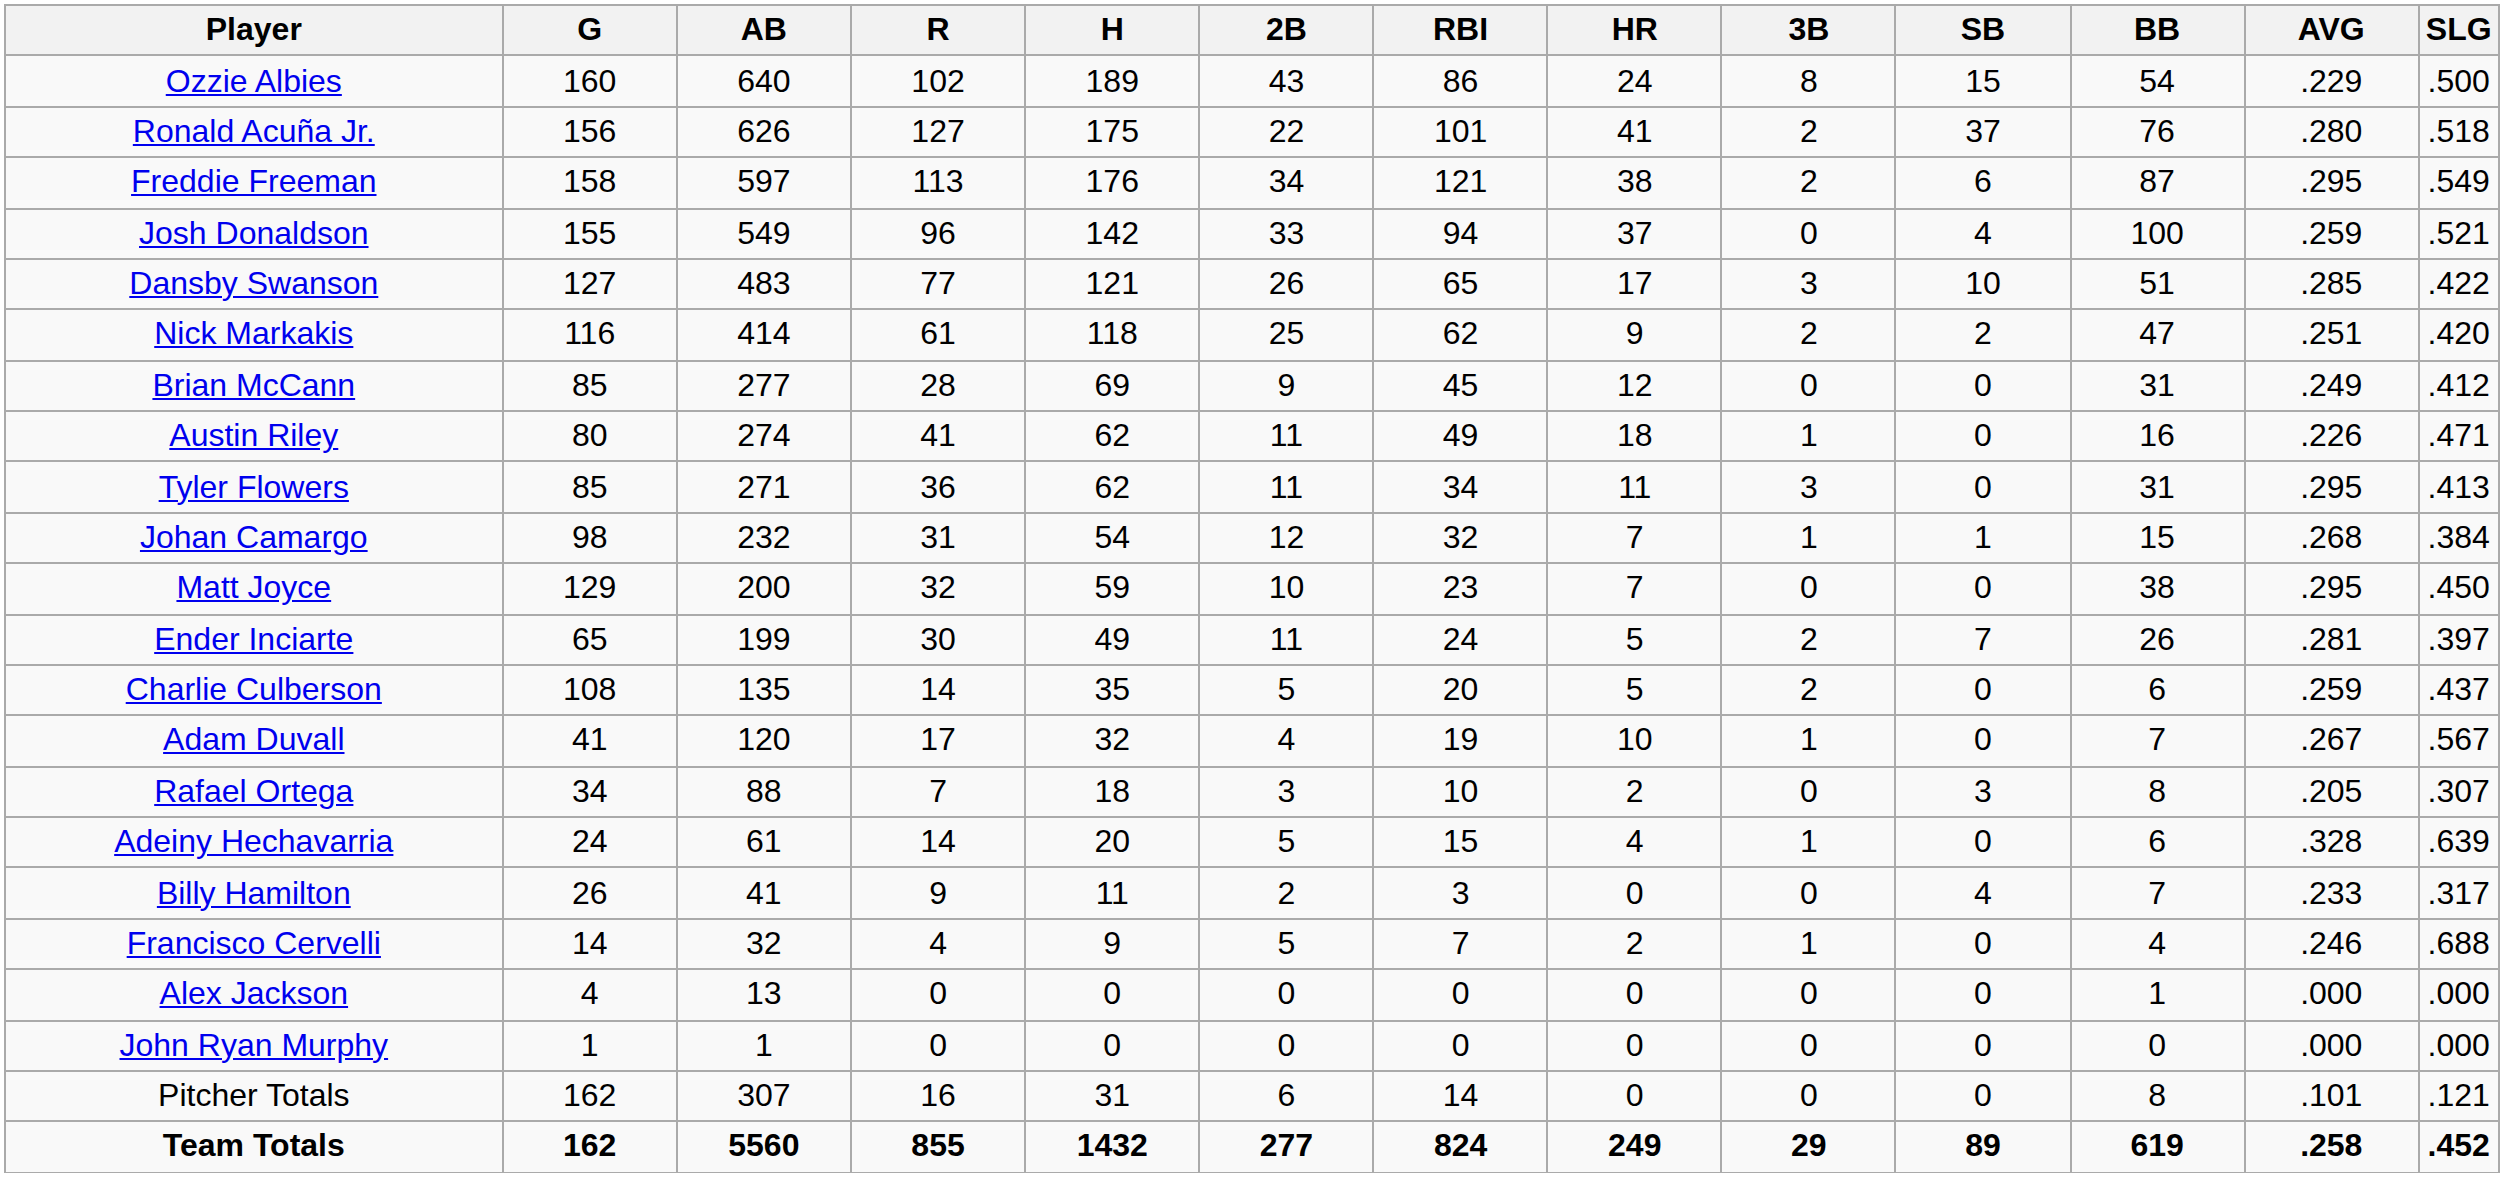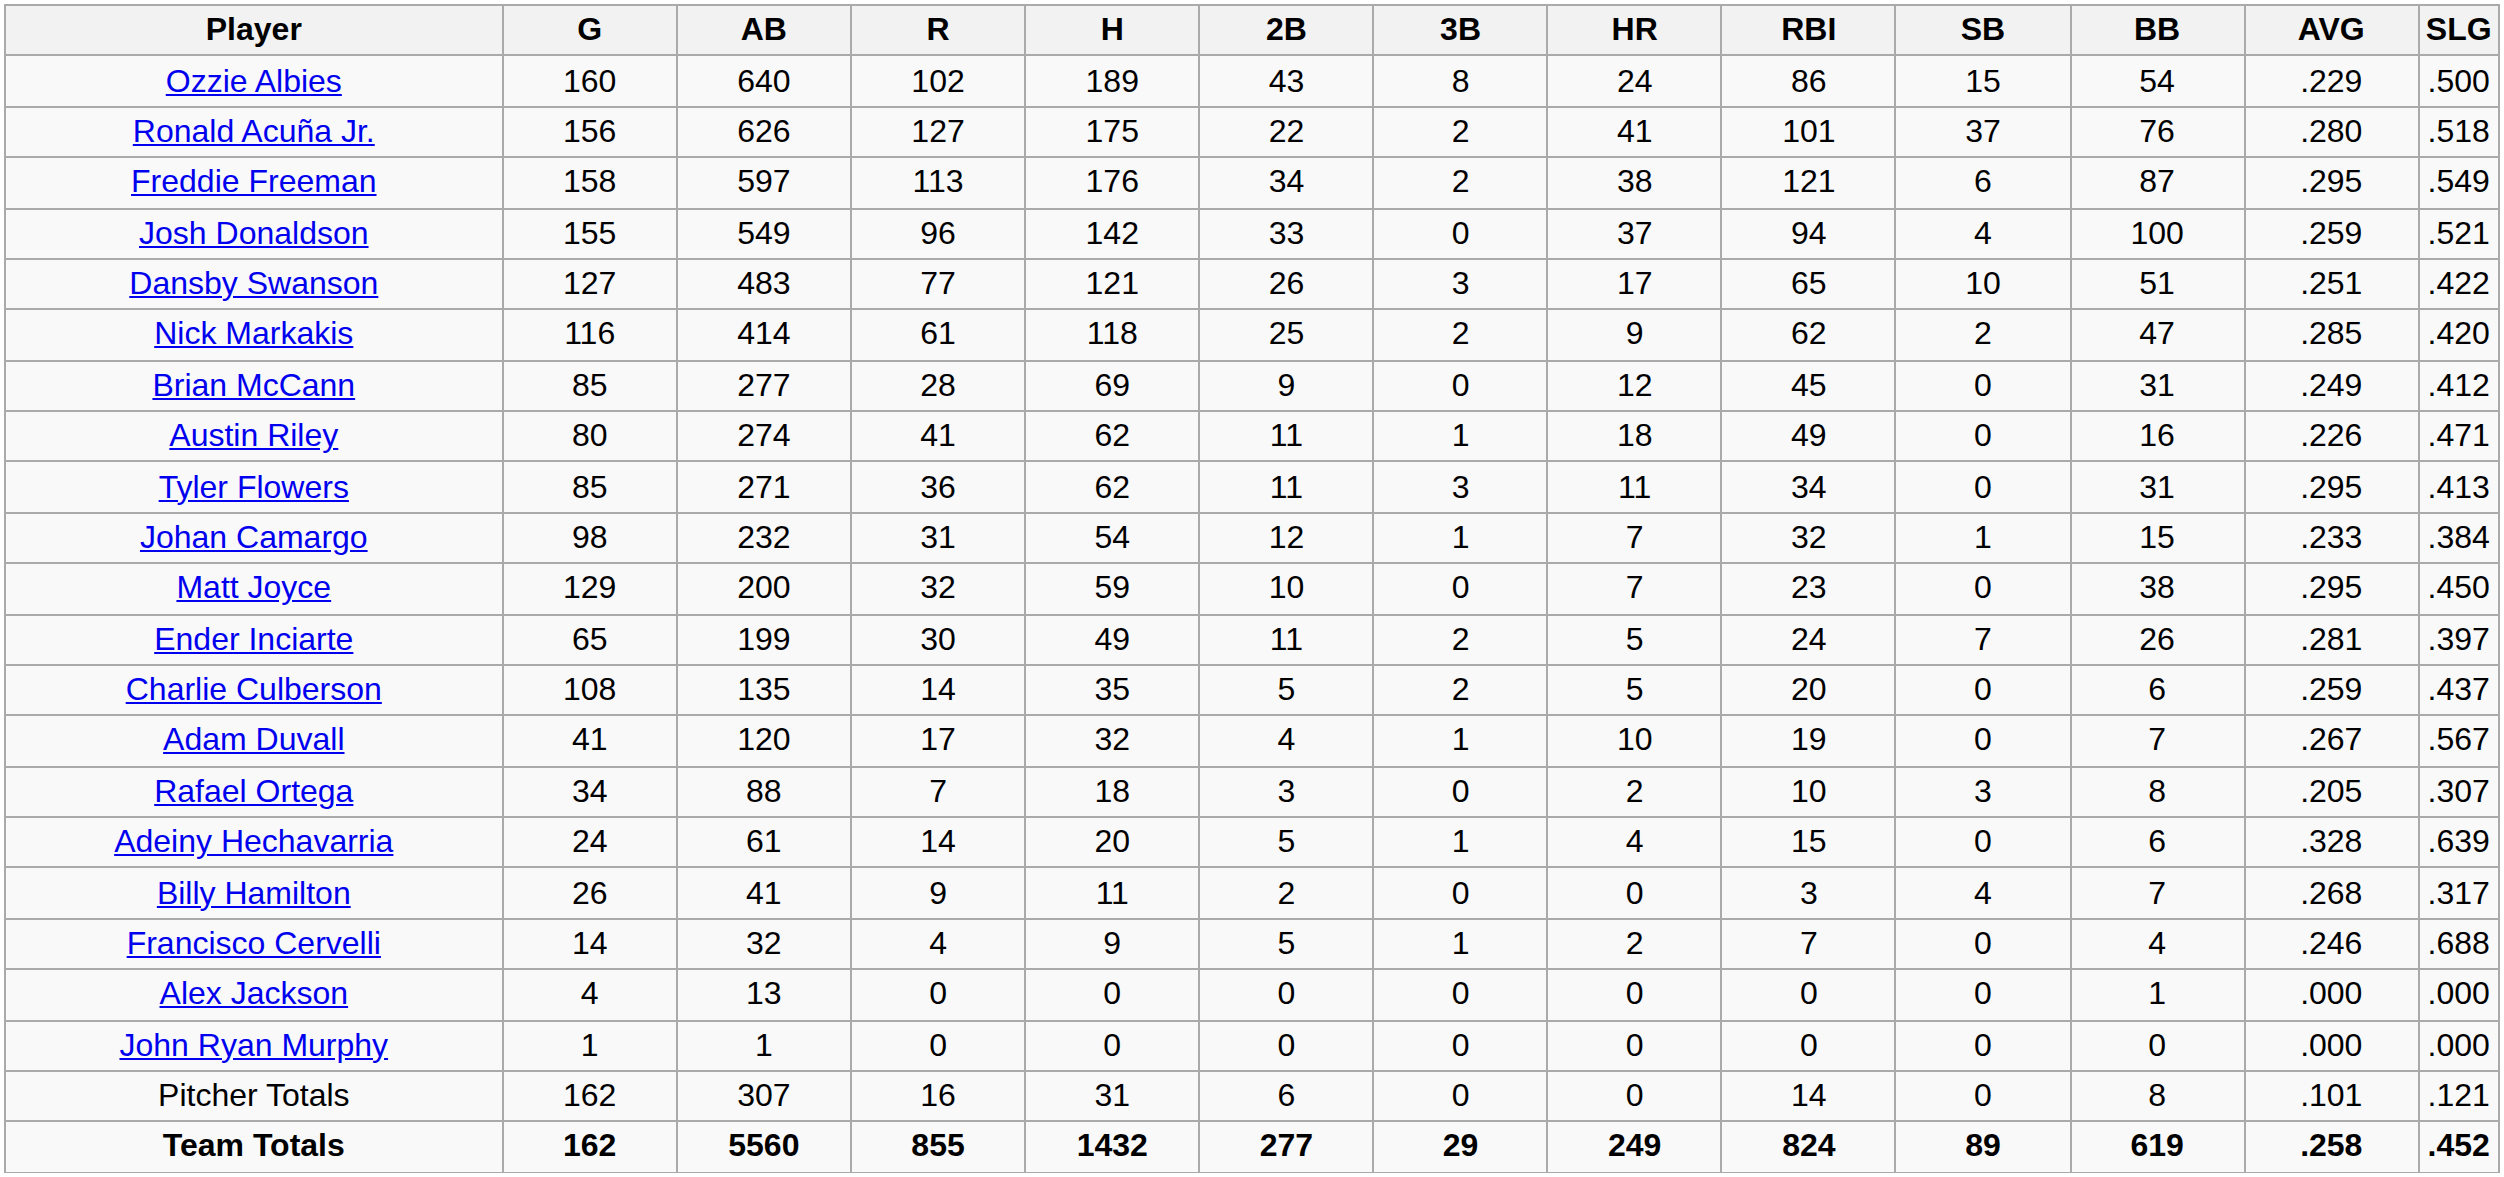columns swapped: (1809, 29) <-> (1461, 29)
(2331, 283) .285 -> (2331, 283) .251
(2331, 334) .251 -> (2331, 334) .285
(2331, 537) .268 -> (2331, 537) .233
(2331, 892) .233 -> (2331, 892) .268
